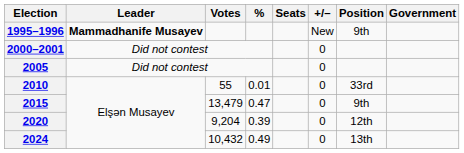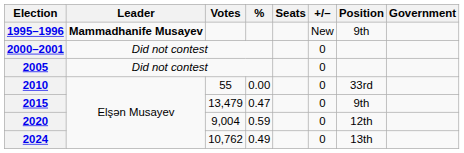(259, 85) 0.01 -> (259, 85) 0.00
(226, 121) 9,204 -> (226, 121) 9,004
(259, 121) 0.39 -> (259, 121) 0.59
(226, 139) 10,432 -> (226, 139) 10,762
